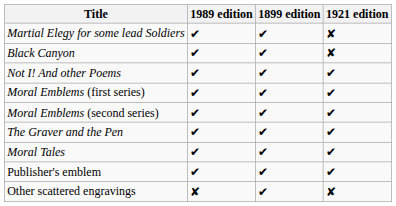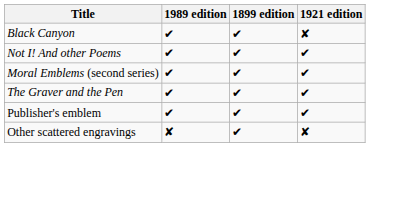- row: (96, 33)
- row: (76, 92)
- row: (36, 152)
